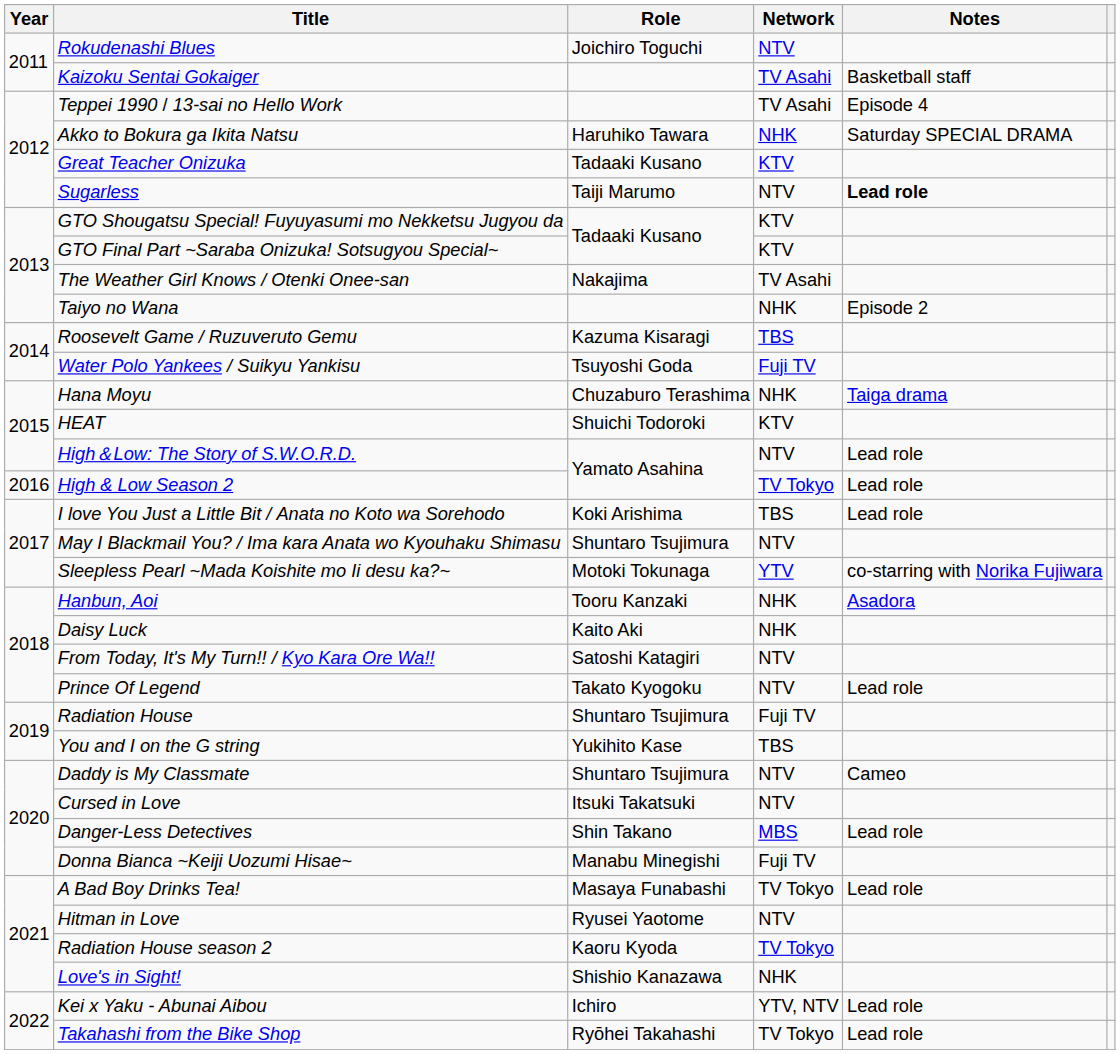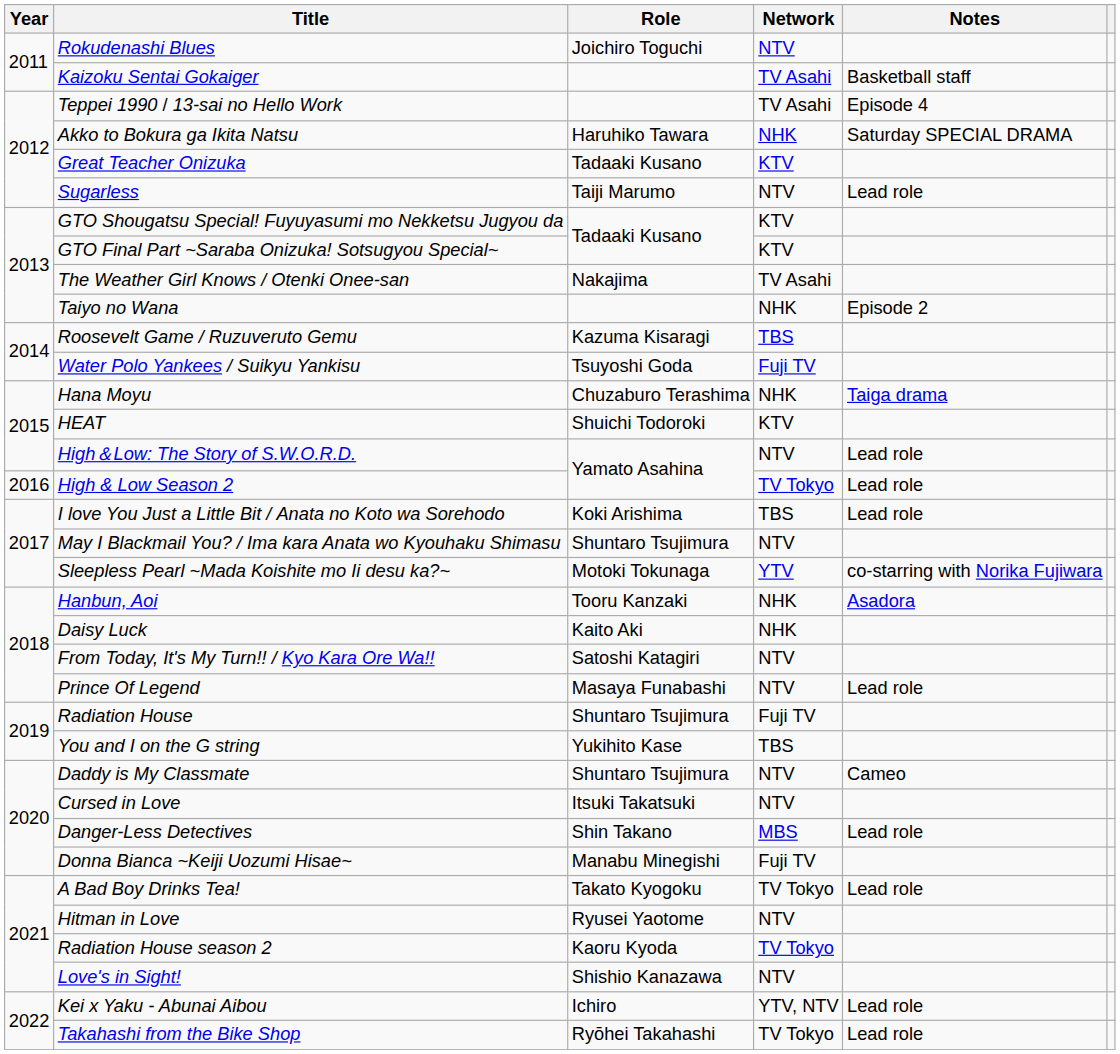(888, 192) bold -> (885, 192) normal
(637, 687) Takato Kyogoku -> (649, 687) Masaya Funabashi
(649, 890) Masaya Funabashi -> (637, 890) Takato Kyogoku
(778, 976) NHK -> (776, 976) NTV
